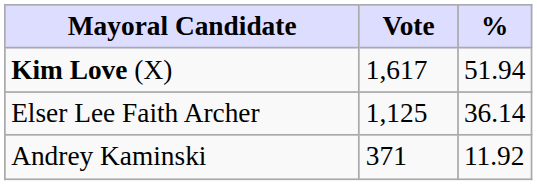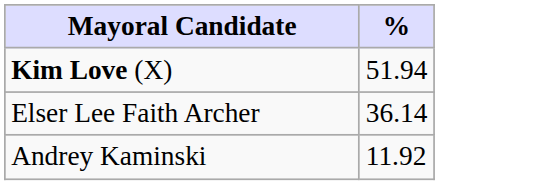- column: (409, 26)
